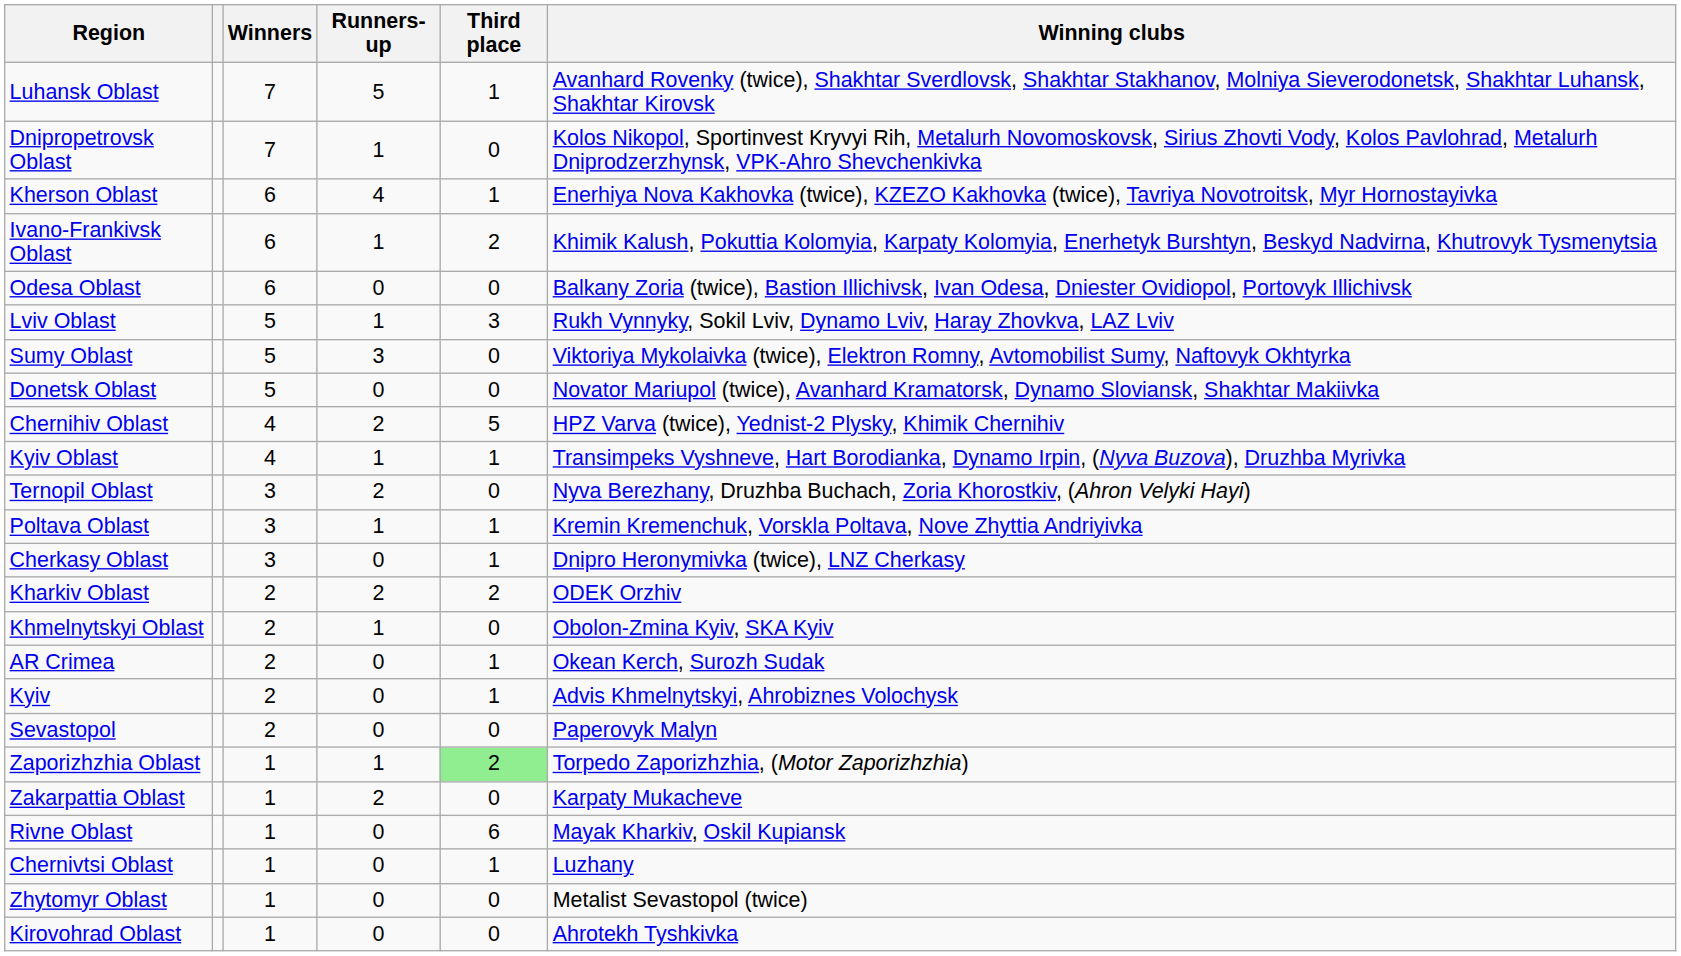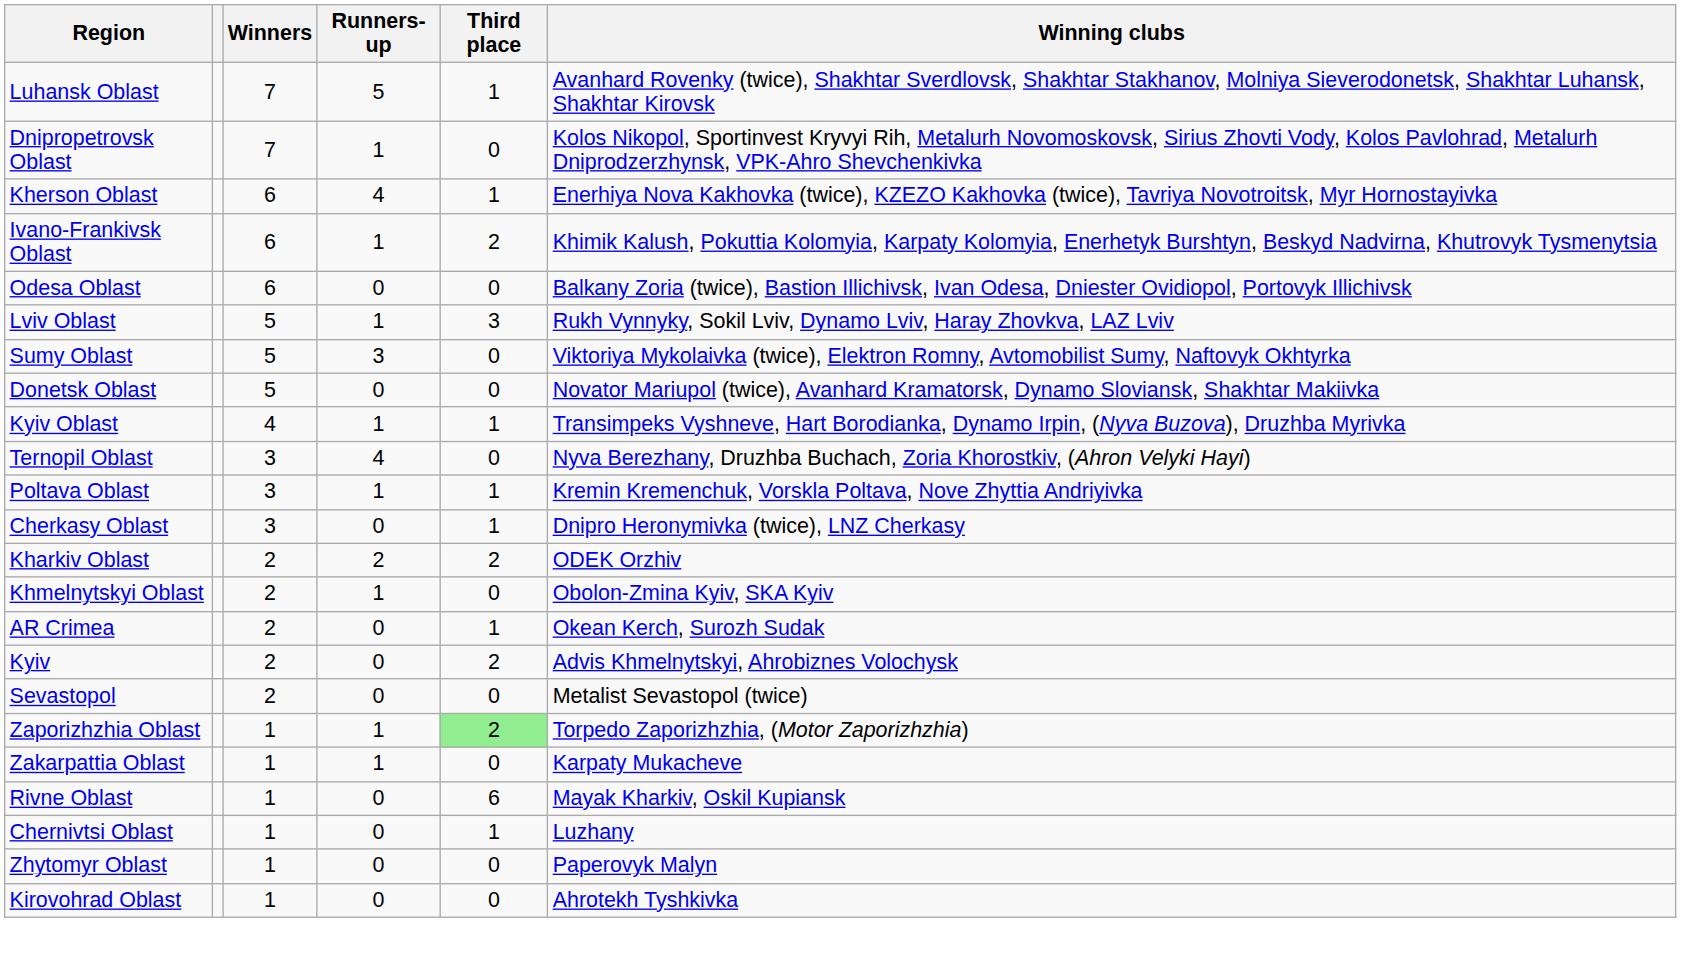- row: (89, 424)
(379, 492) 2 -> (379, 458) 4
(494, 696) 1 -> (494, 662) 2
(635, 730) Paperovyk Malyn -> (680, 696) Metalist Sevastopol (twice)
(379, 798) 2 -> (379, 764) 1
(680, 900) Metalist Sevastopol (twice) -> (635, 866) Paperovyk Malyn
